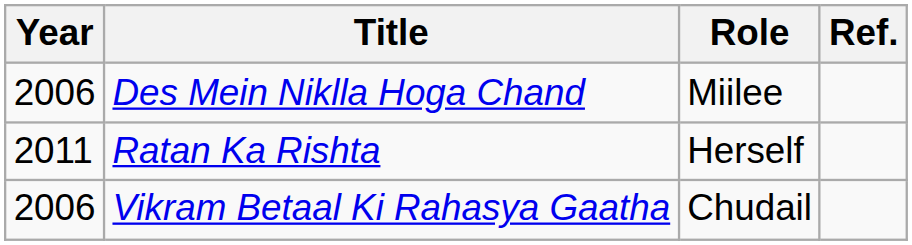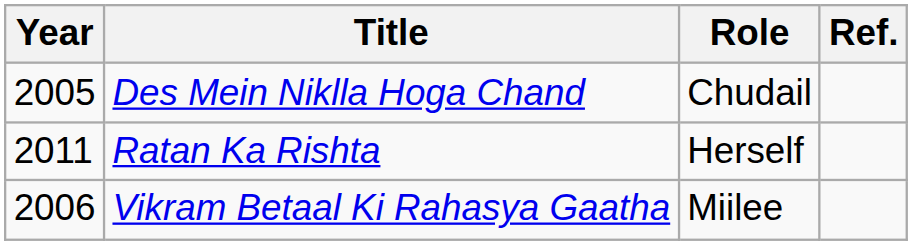(55, 92) 2006 -> (55, 92) 2005
(735, 92) Miilee -> (750, 92) Chudail
(750, 208) Chudail -> (735, 208) Miilee
